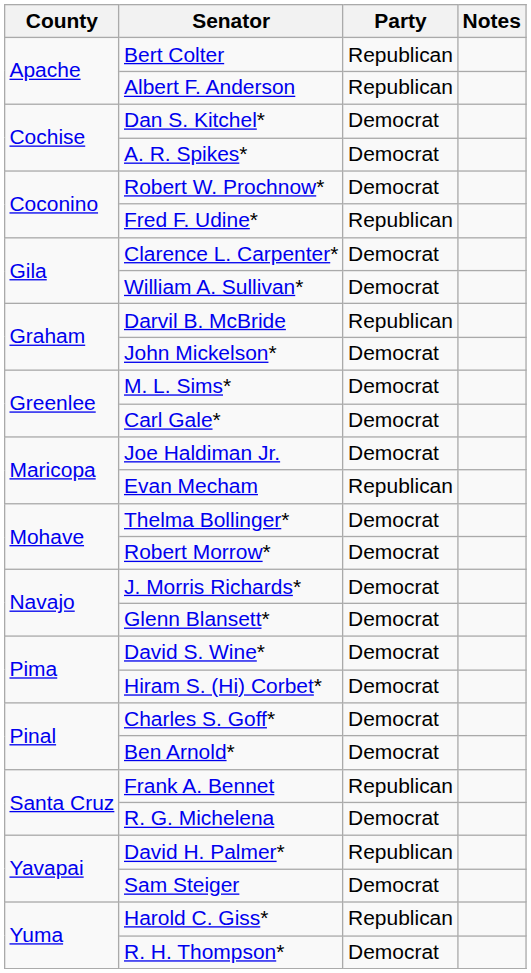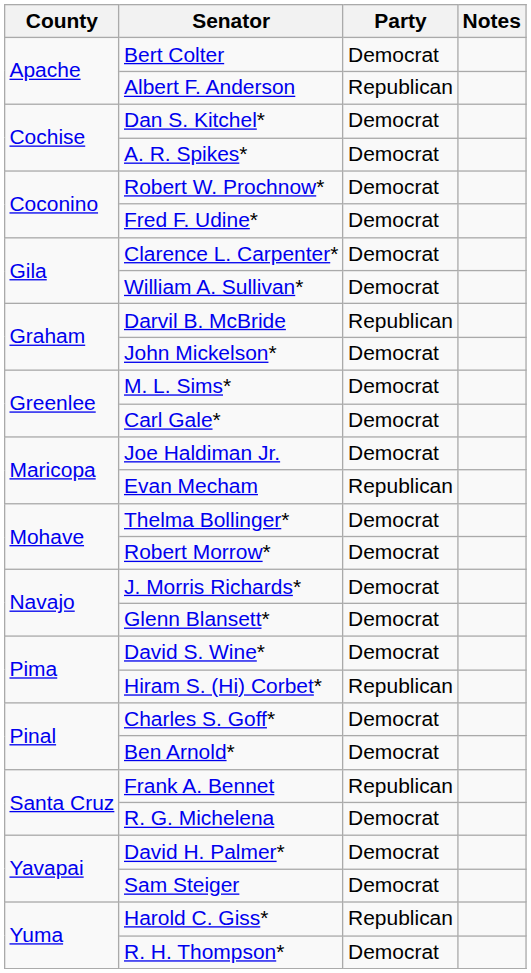(401, 54) Republican -> (393, 54) Democrat
(401, 220) Republican -> (393, 220) Democrat
(393, 685) Democrat -> (401, 685) Republican
(401, 852) Republican -> (393, 852) Democrat
